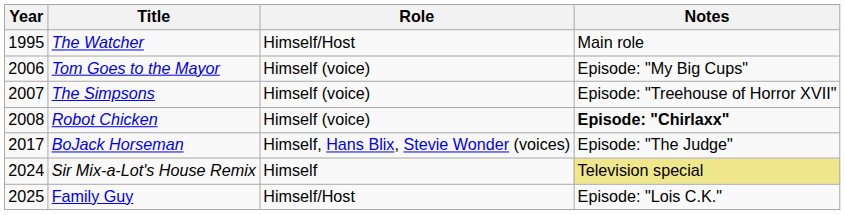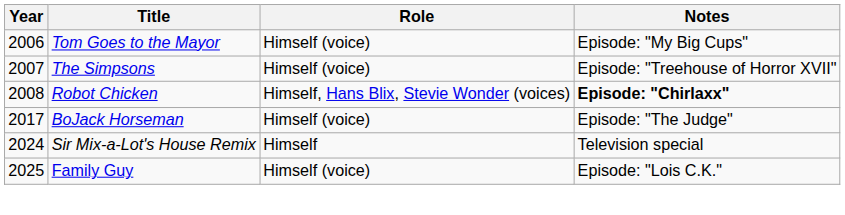- row: (98, 42)
(317, 119) Himself (voice) -> (417, 94) Himself, Hans Blix, Stevie Wonder (voices)
(417, 145) Himself, Hans Blix, Stevie Wonder (voices) -> (317, 119) Himself (voice)
(640, 171) khaki background -> (640, 145) no background
(309, 196) Himself/Host -> (317, 171) Himself (voice)
